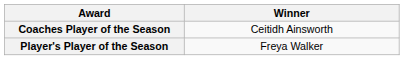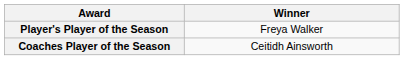rows swapped: (94, 30) <-> (94, 47)
